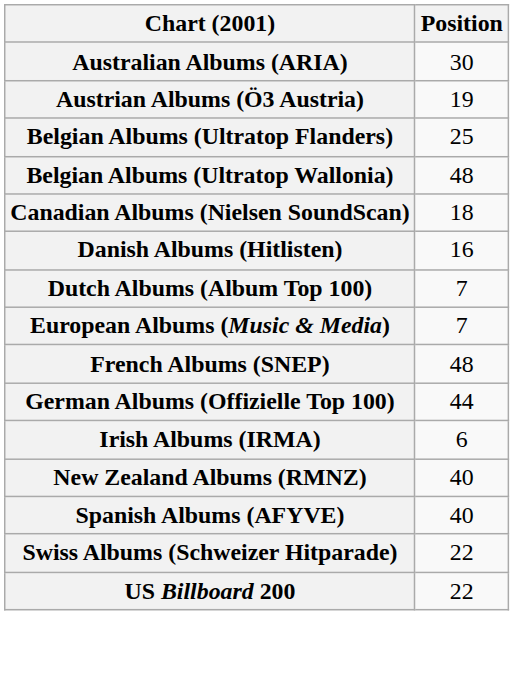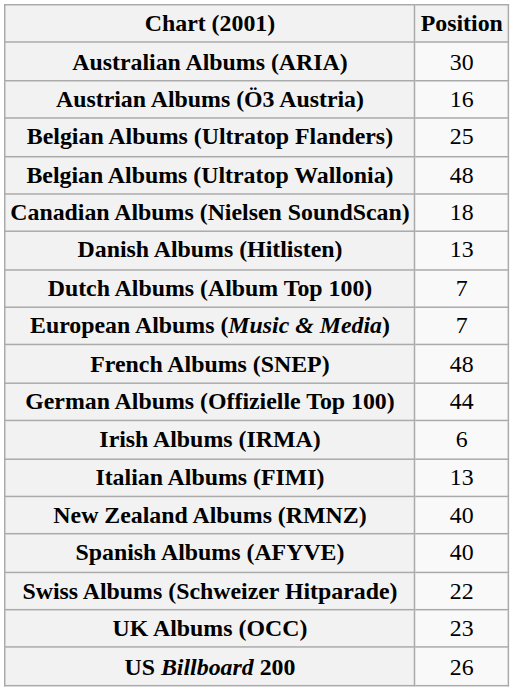(462, 99) 19 -> (462, 99) 16
(462, 250) 16 -> (462, 250) 13
+ row: (210, 477)
+ row: (210, 628)
(462, 590) 22 -> (462, 666) 26
